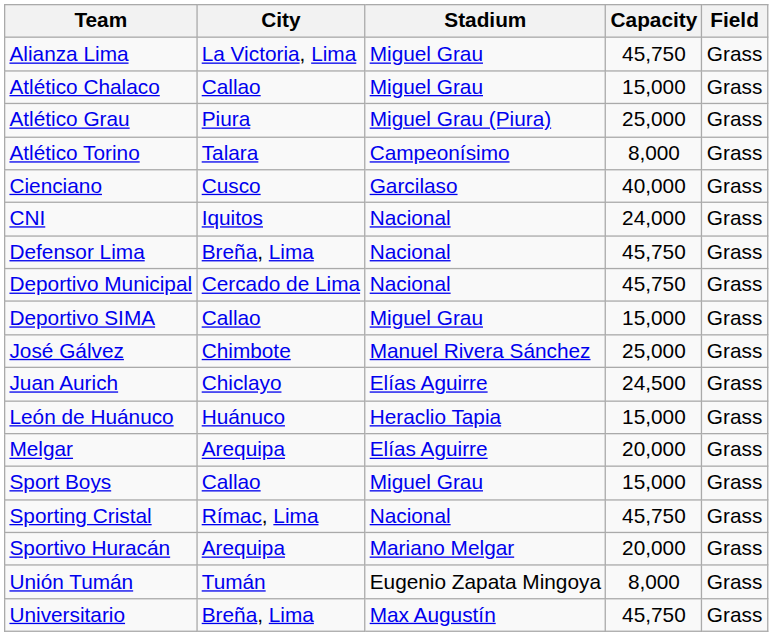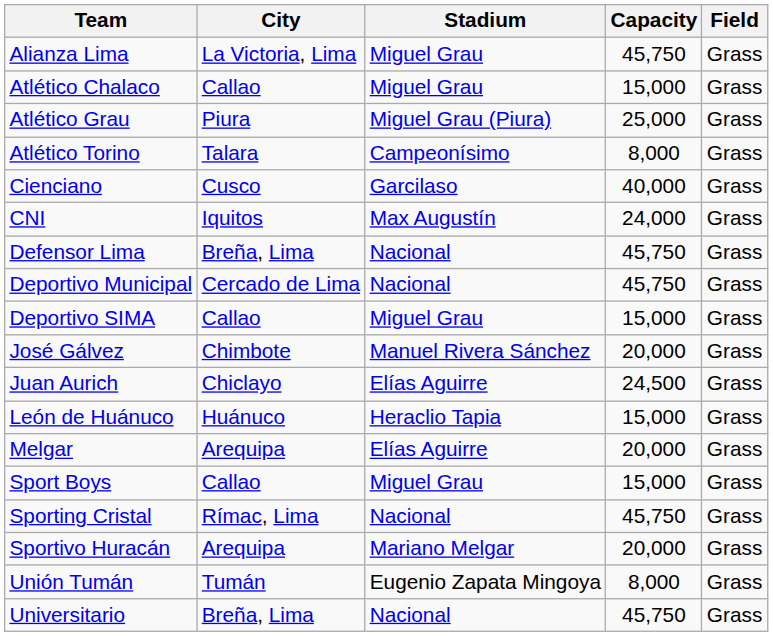(410, 218) Nacional -> (433, 218) Max Augustín
(654, 350) 25,000 -> (654, 350) 20,000
(433, 614) Max Augustín -> (410, 614) Nacional
